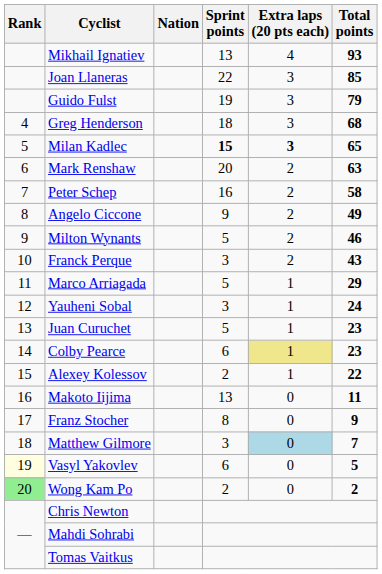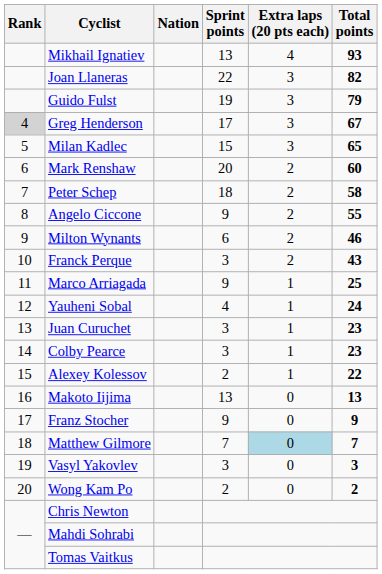(355, 77) 85 -> (355, 77) 82
(25, 123) no background -> (25, 123) lightgrey background
(225, 123) 18 -> (225, 123) 17
(355, 123) 68 -> (355, 123) 67
(225, 146) bold -> (225, 146) normal
(290, 146) bold -> (290, 146) normal
(355, 169) 63 -> (355, 169) 60
(225, 191) 16 -> (225, 191) 18
(355, 214) 49 -> (355, 214) 55
(225, 237) 5 -> (225, 237) 6
(225, 283) 5 -> (225, 283) 9
(355, 283) 29 -> (355, 283) 25
(225, 306) 3 -> (225, 306) 4
(225, 329) 5 -> (225, 329) 3
(225, 351) 6 -> (225, 351) 3
(290, 351) khaki background -> (290, 351) no background
(355, 397) 11 -> (355, 397) 13
(225, 420) 8 -> (225, 420) 9
(225, 443) 3 -> (225, 443) 7
(25, 466) lightyellow background -> (25, 466) no background
(225, 466) 6 -> (225, 466) 3
(355, 466) 5 -> (355, 466) 3
(25, 488) lightgreen background -> (25, 488) no background
